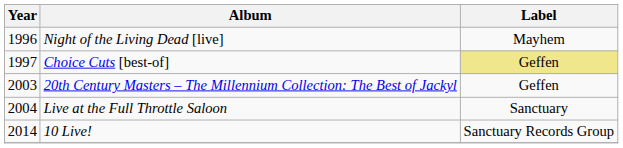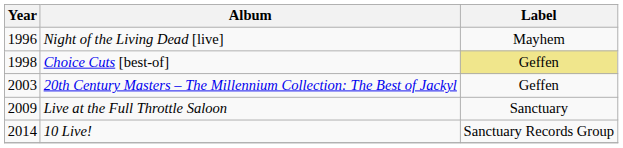(22, 62) 1997 -> (22, 62) 1998
(22, 108) 2004 -> (22, 108) 2009
